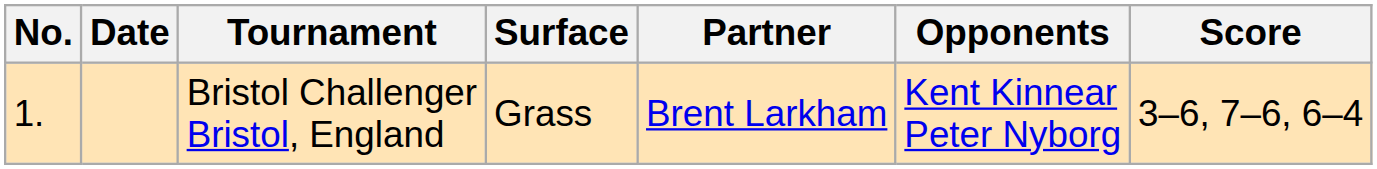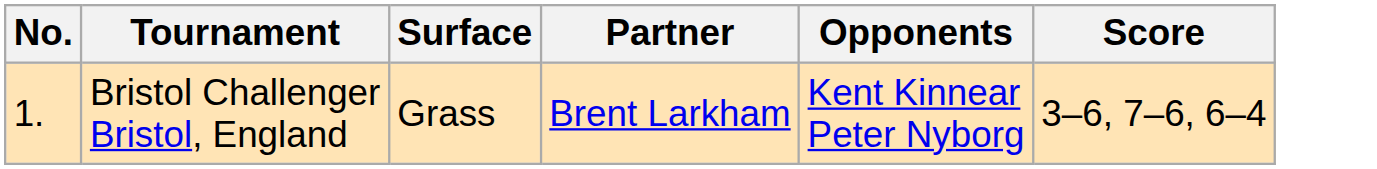- column: (130, 33)
